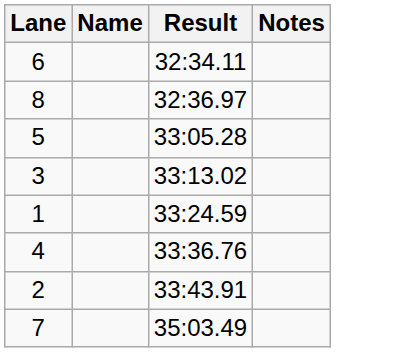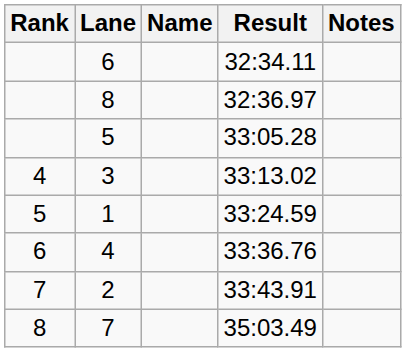+ column: (40, 23)
